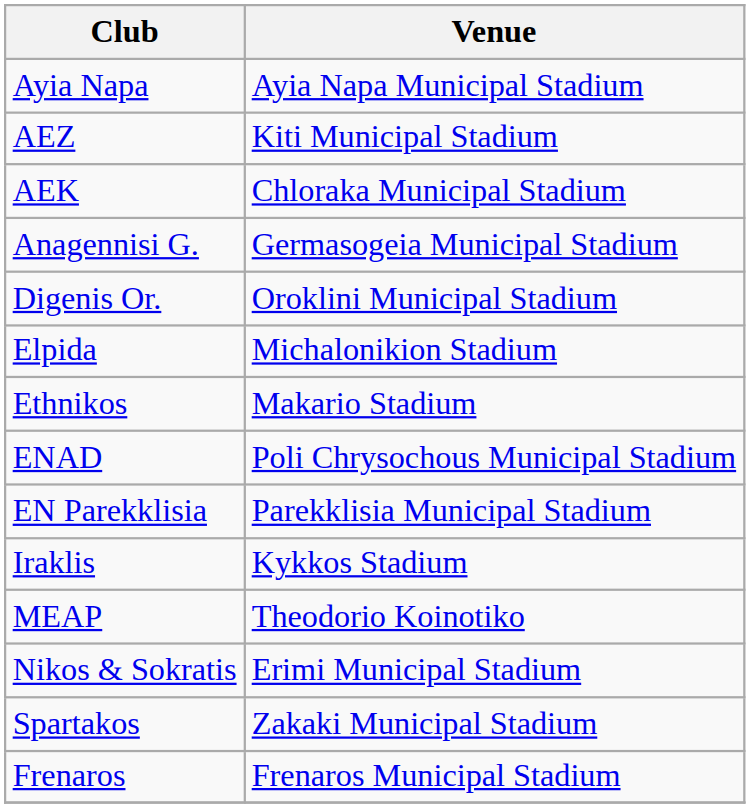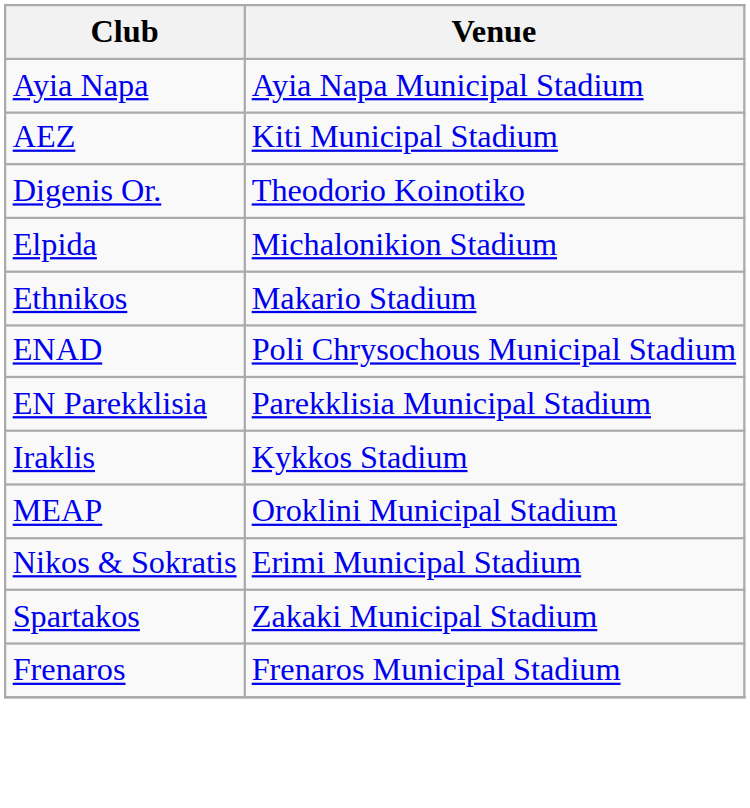- row: (46, 191)
- row: (106, 244)
(434, 297) Oroklini Municipal Stadium -> (388, 191) Theodorio Koinotiko
(388, 616) Theodorio Koinotiko -> (434, 510) Oroklini Municipal Stadium
